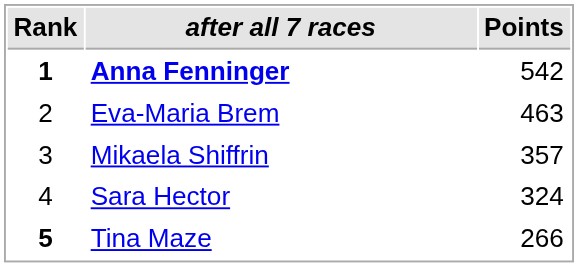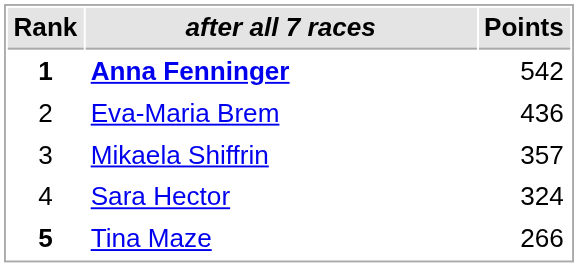(542, 113) 463 -> (542, 113) 436
